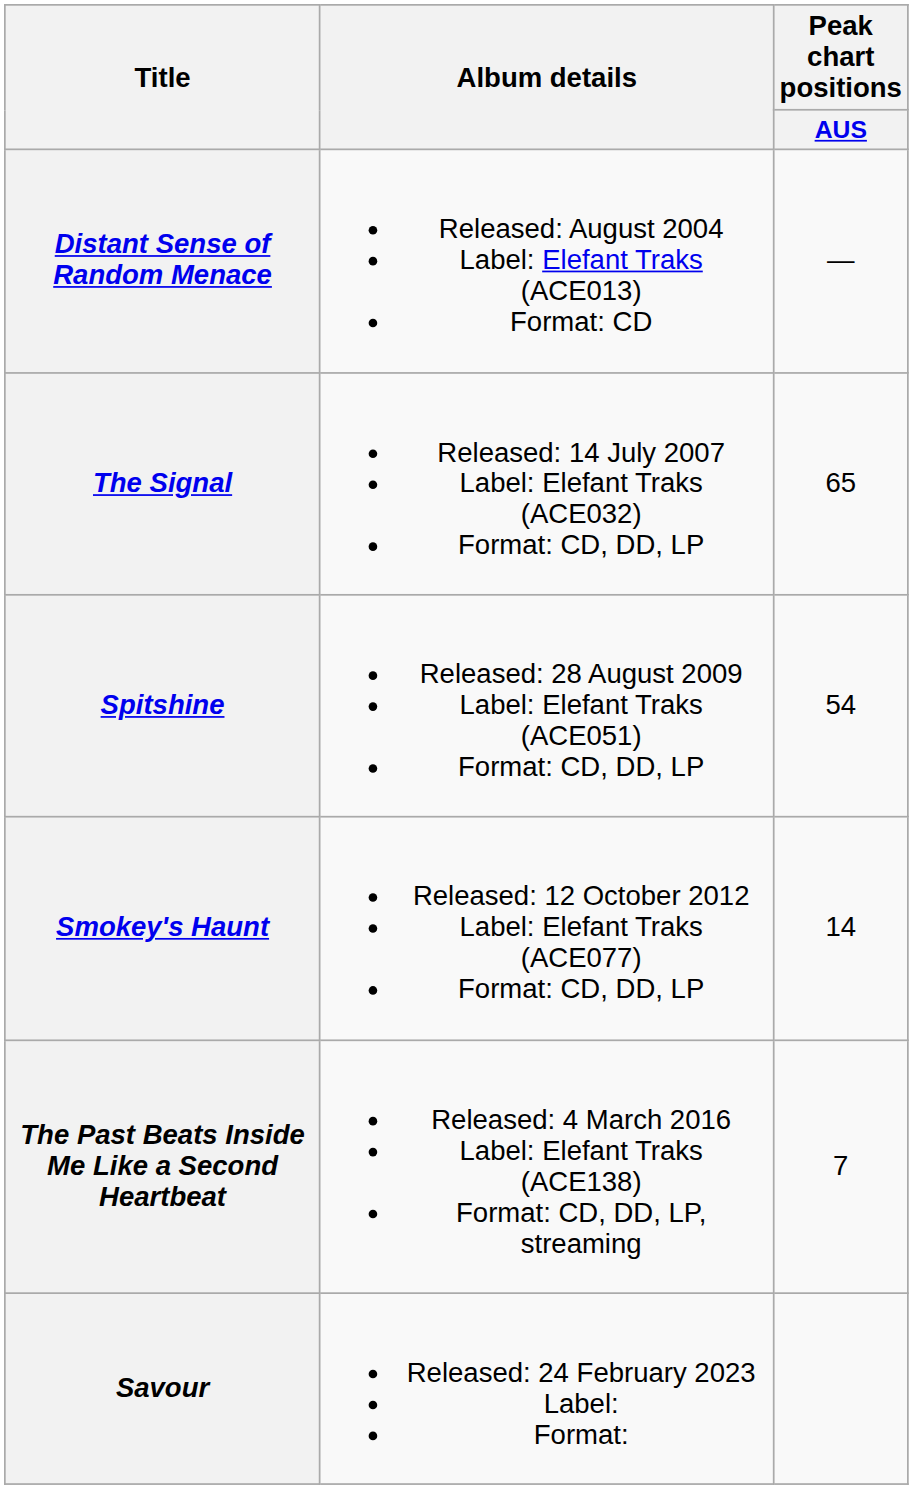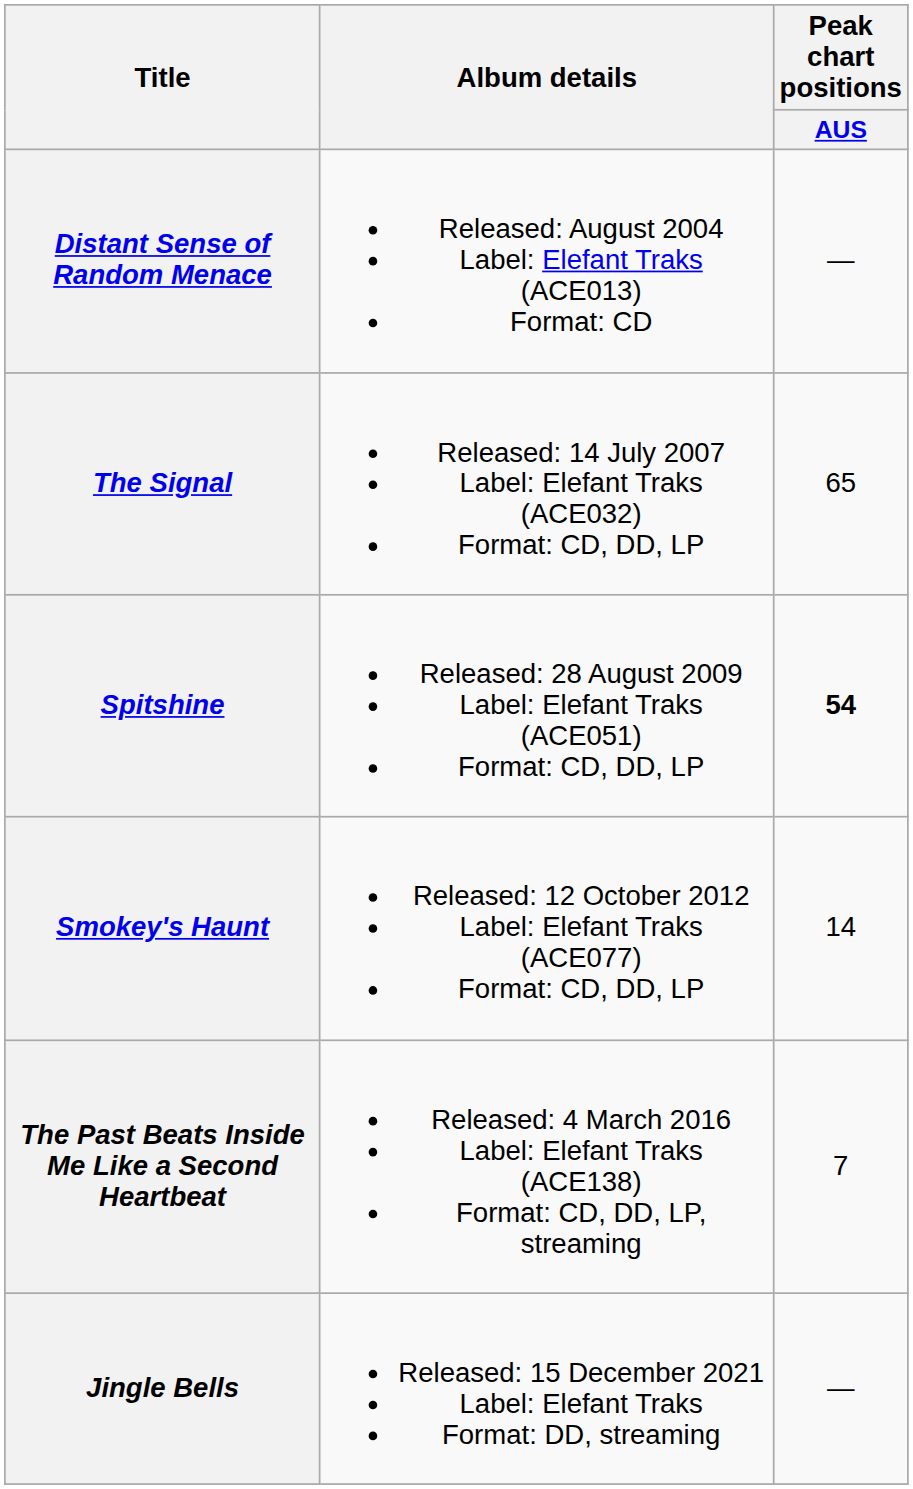(841, 705) normal -> (841, 705) bold
+ row: (163, 1388)
- row: (163, 1388)
